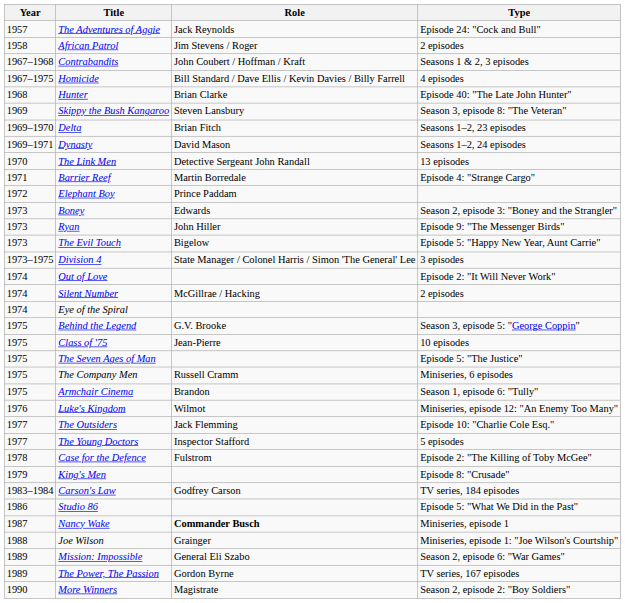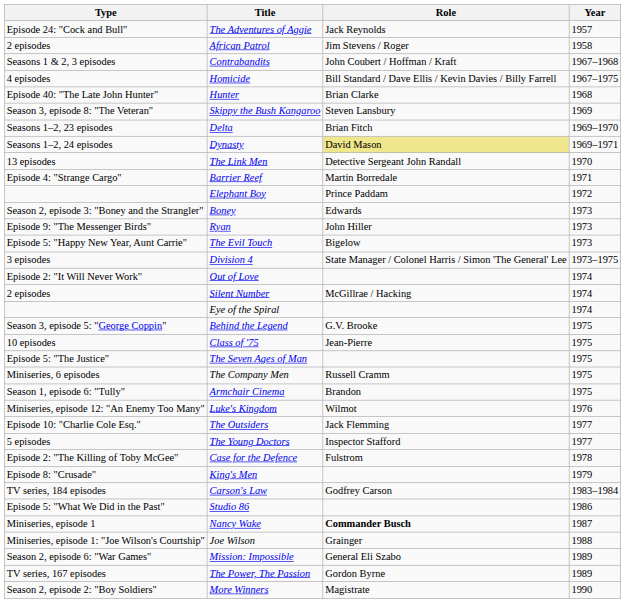columns swapped: (30, 12) <-> (519, 12)
(202, 144) no background -> (353, 144) khaki background
